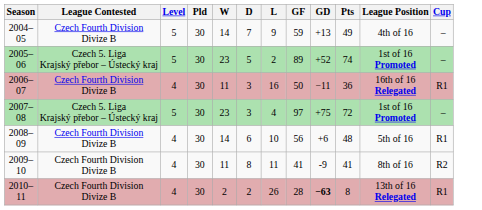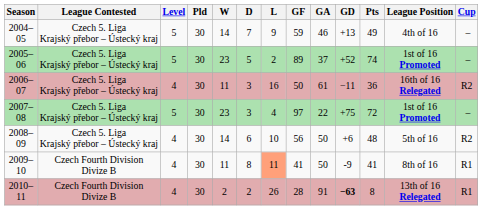+ column: (323, 12)
(99, 33) Czech Fourth Division Divize B -> (99, 33) Czech 5. Liga Krajský přebor – Ústecký kraj
(99, 86) Czech Fourth Division Divize B -> (99, 86) Czech 5. Liga Krajský přebor – Ústecký kraj
(442, 86) R1 -> (467, 86) R2
(99, 139) Czech Fourth Division Divize B -> (99, 139) Czech 5. Liga Krajský přebor – Ústecký kraj
(442, 139) R1 -> (467, 139) R2
(274, 165) no background -> (274, 165) lightsalmon background
(442, 165) R2 -> (467, 165) R1
